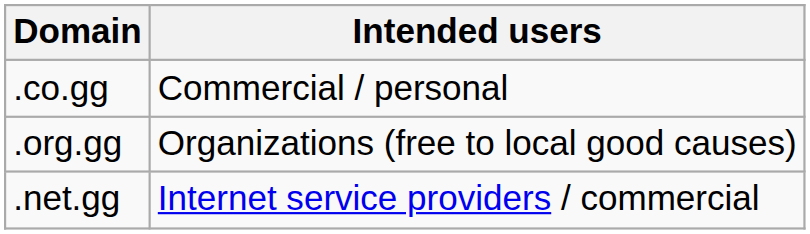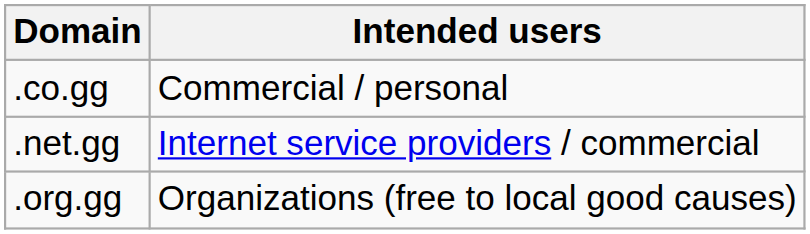rows swapped: (67, 198) <-> (68, 143)
